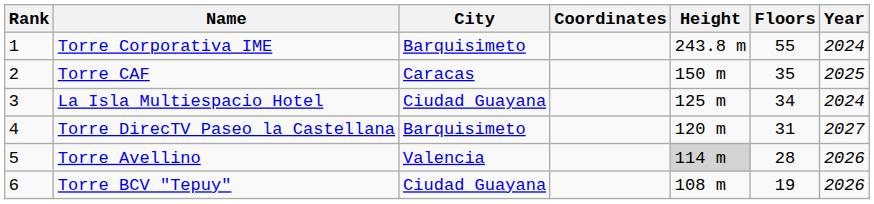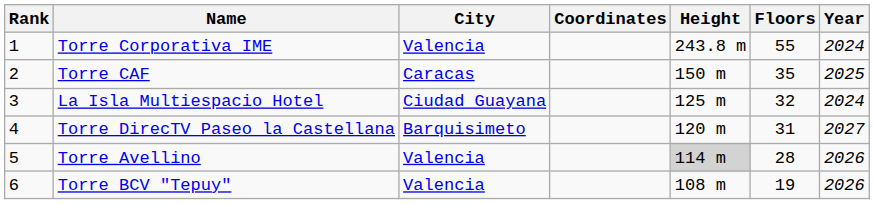(464, 46) Barquisimeto -> (444, 46) Valencia
(785, 102) 34 -> (785, 102) 32
(475, 185) Ciudad Guayana -> (444, 185) Valencia
